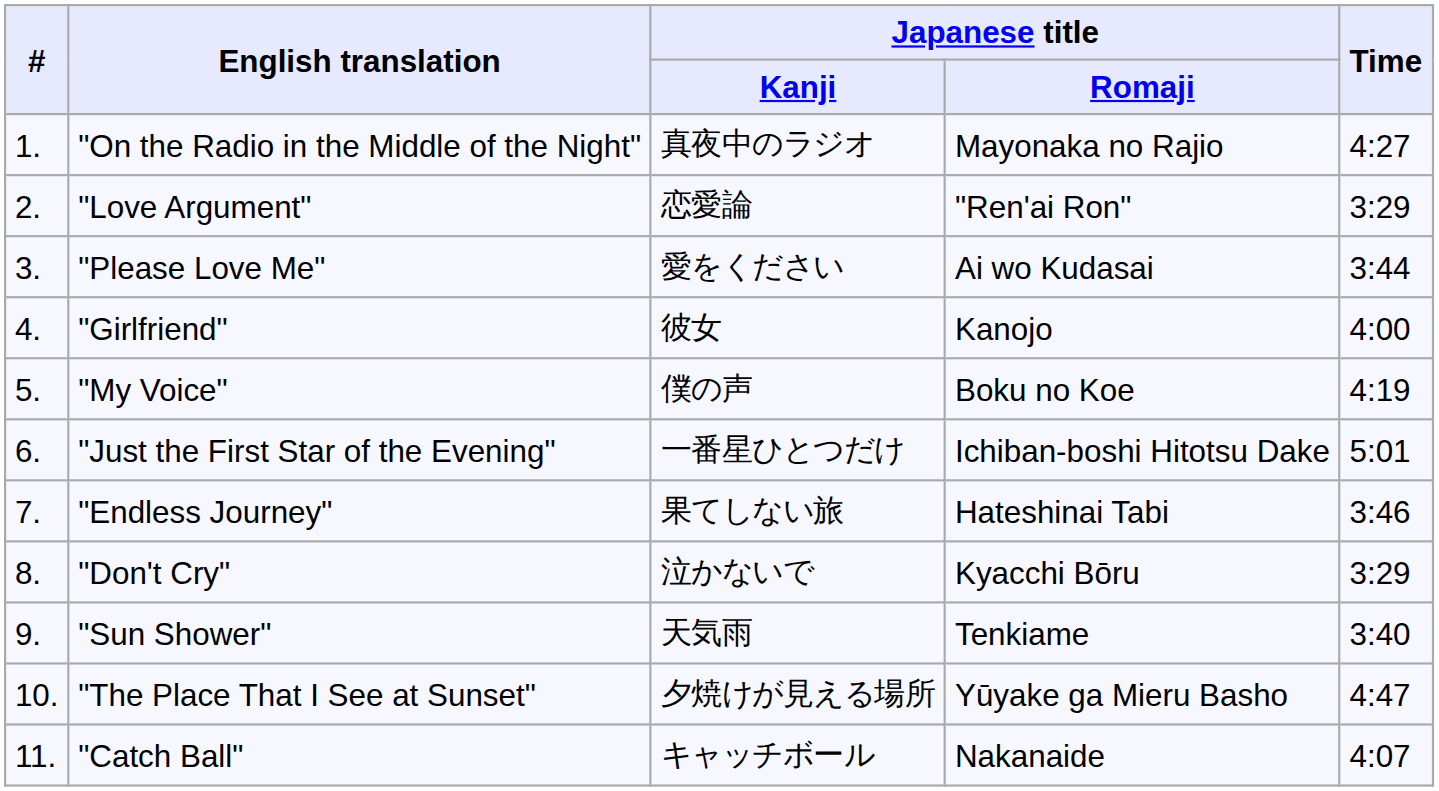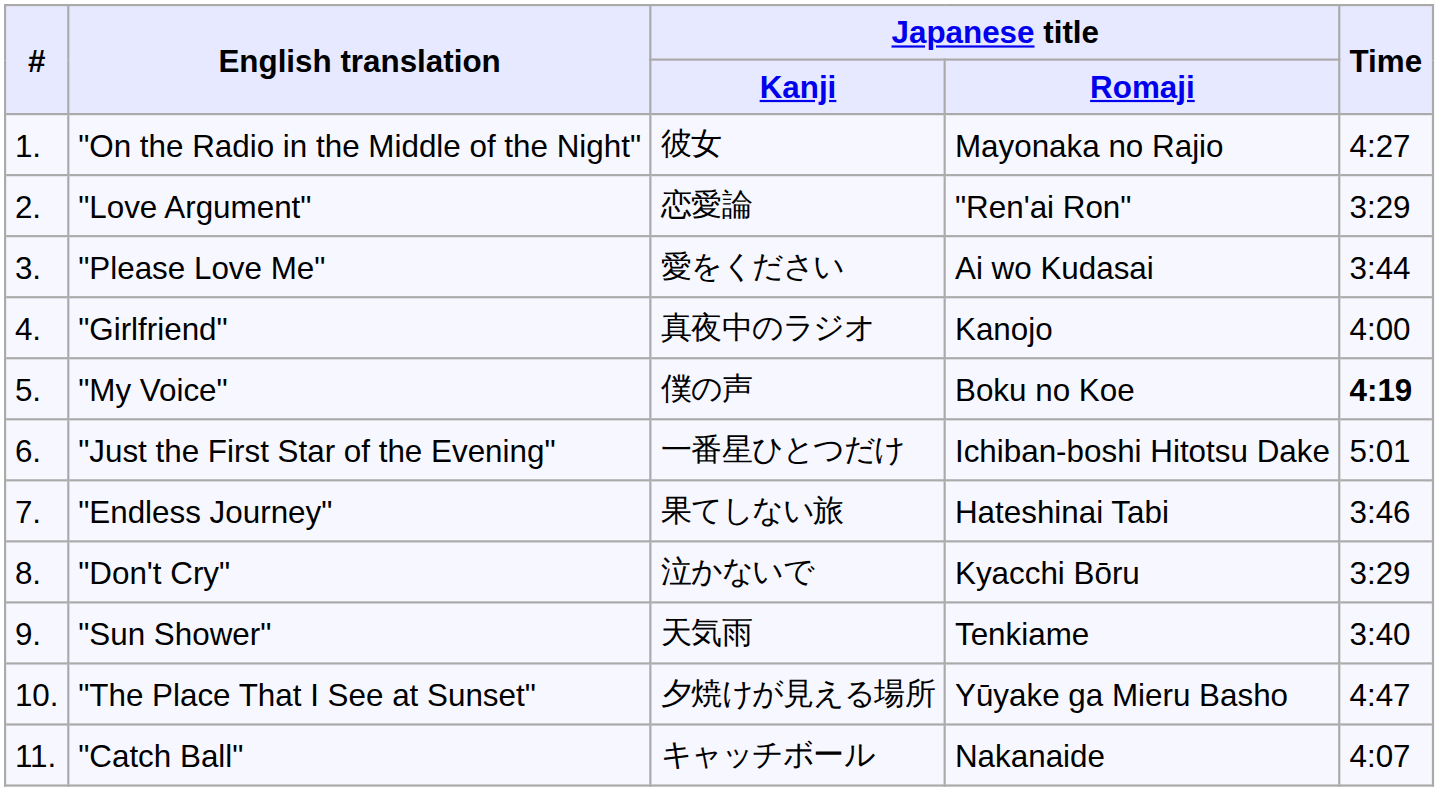(767, 144) 真夜中のラジオ -> (691, 144) 彼女
(691, 327) 彼女 -> (767, 327) 真夜中のラジオ
(1380, 389) normal -> (1381, 389) bold
